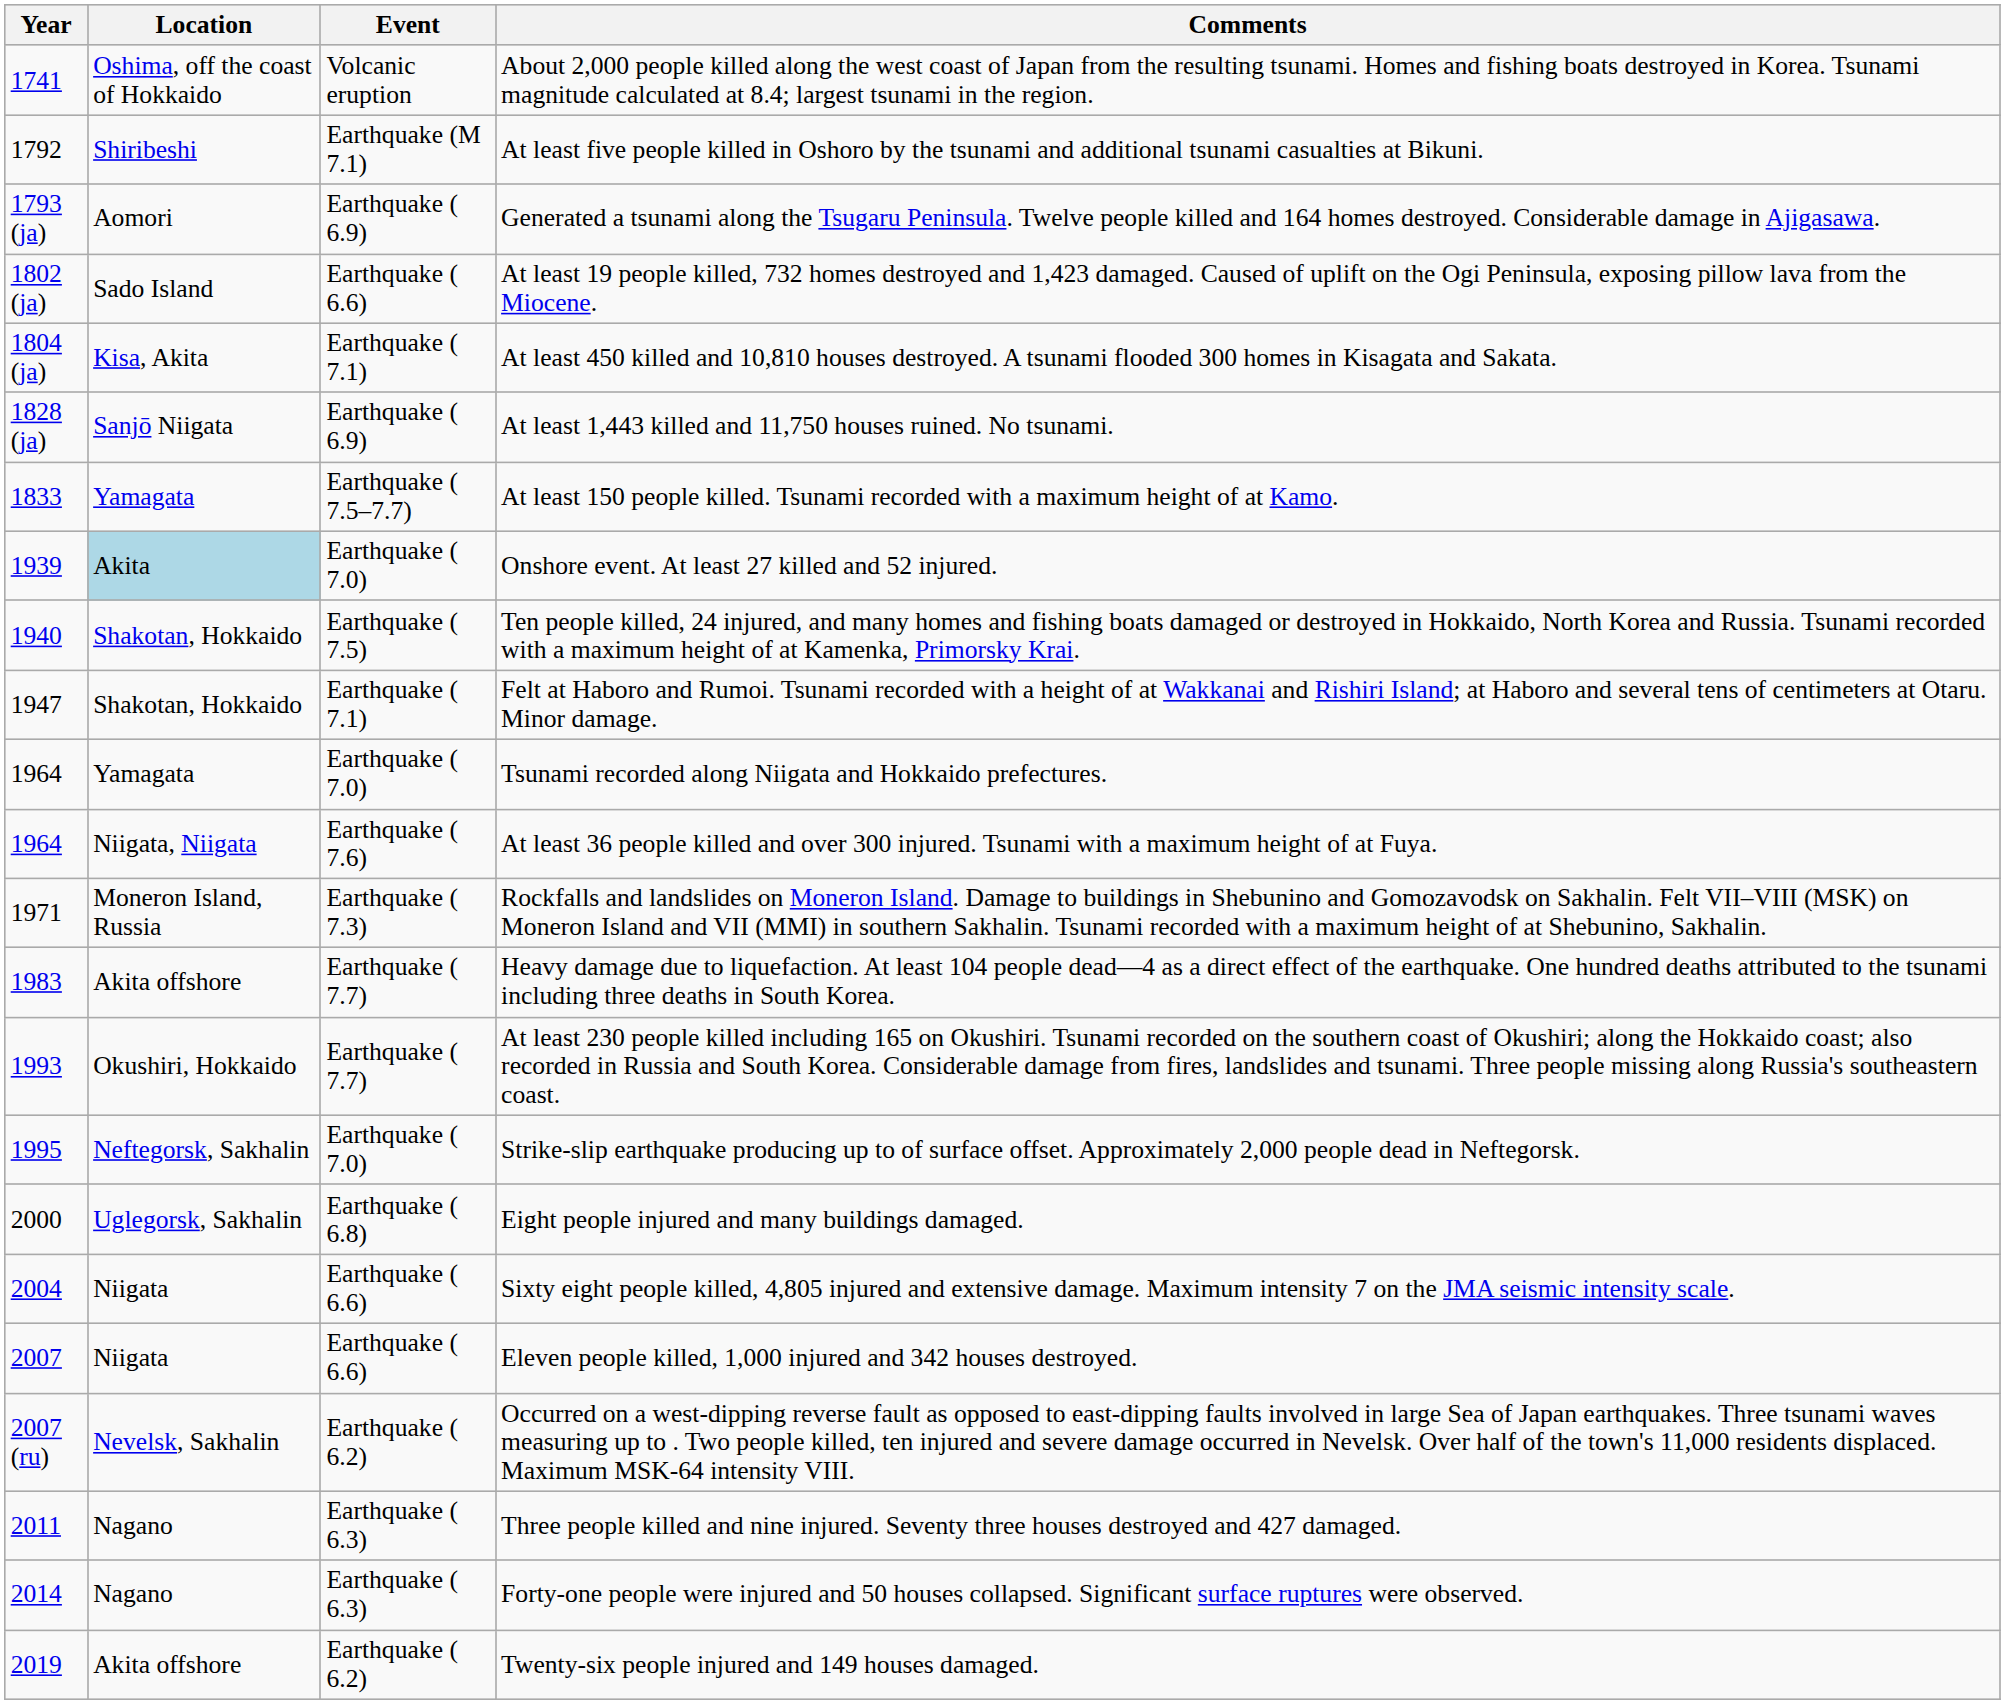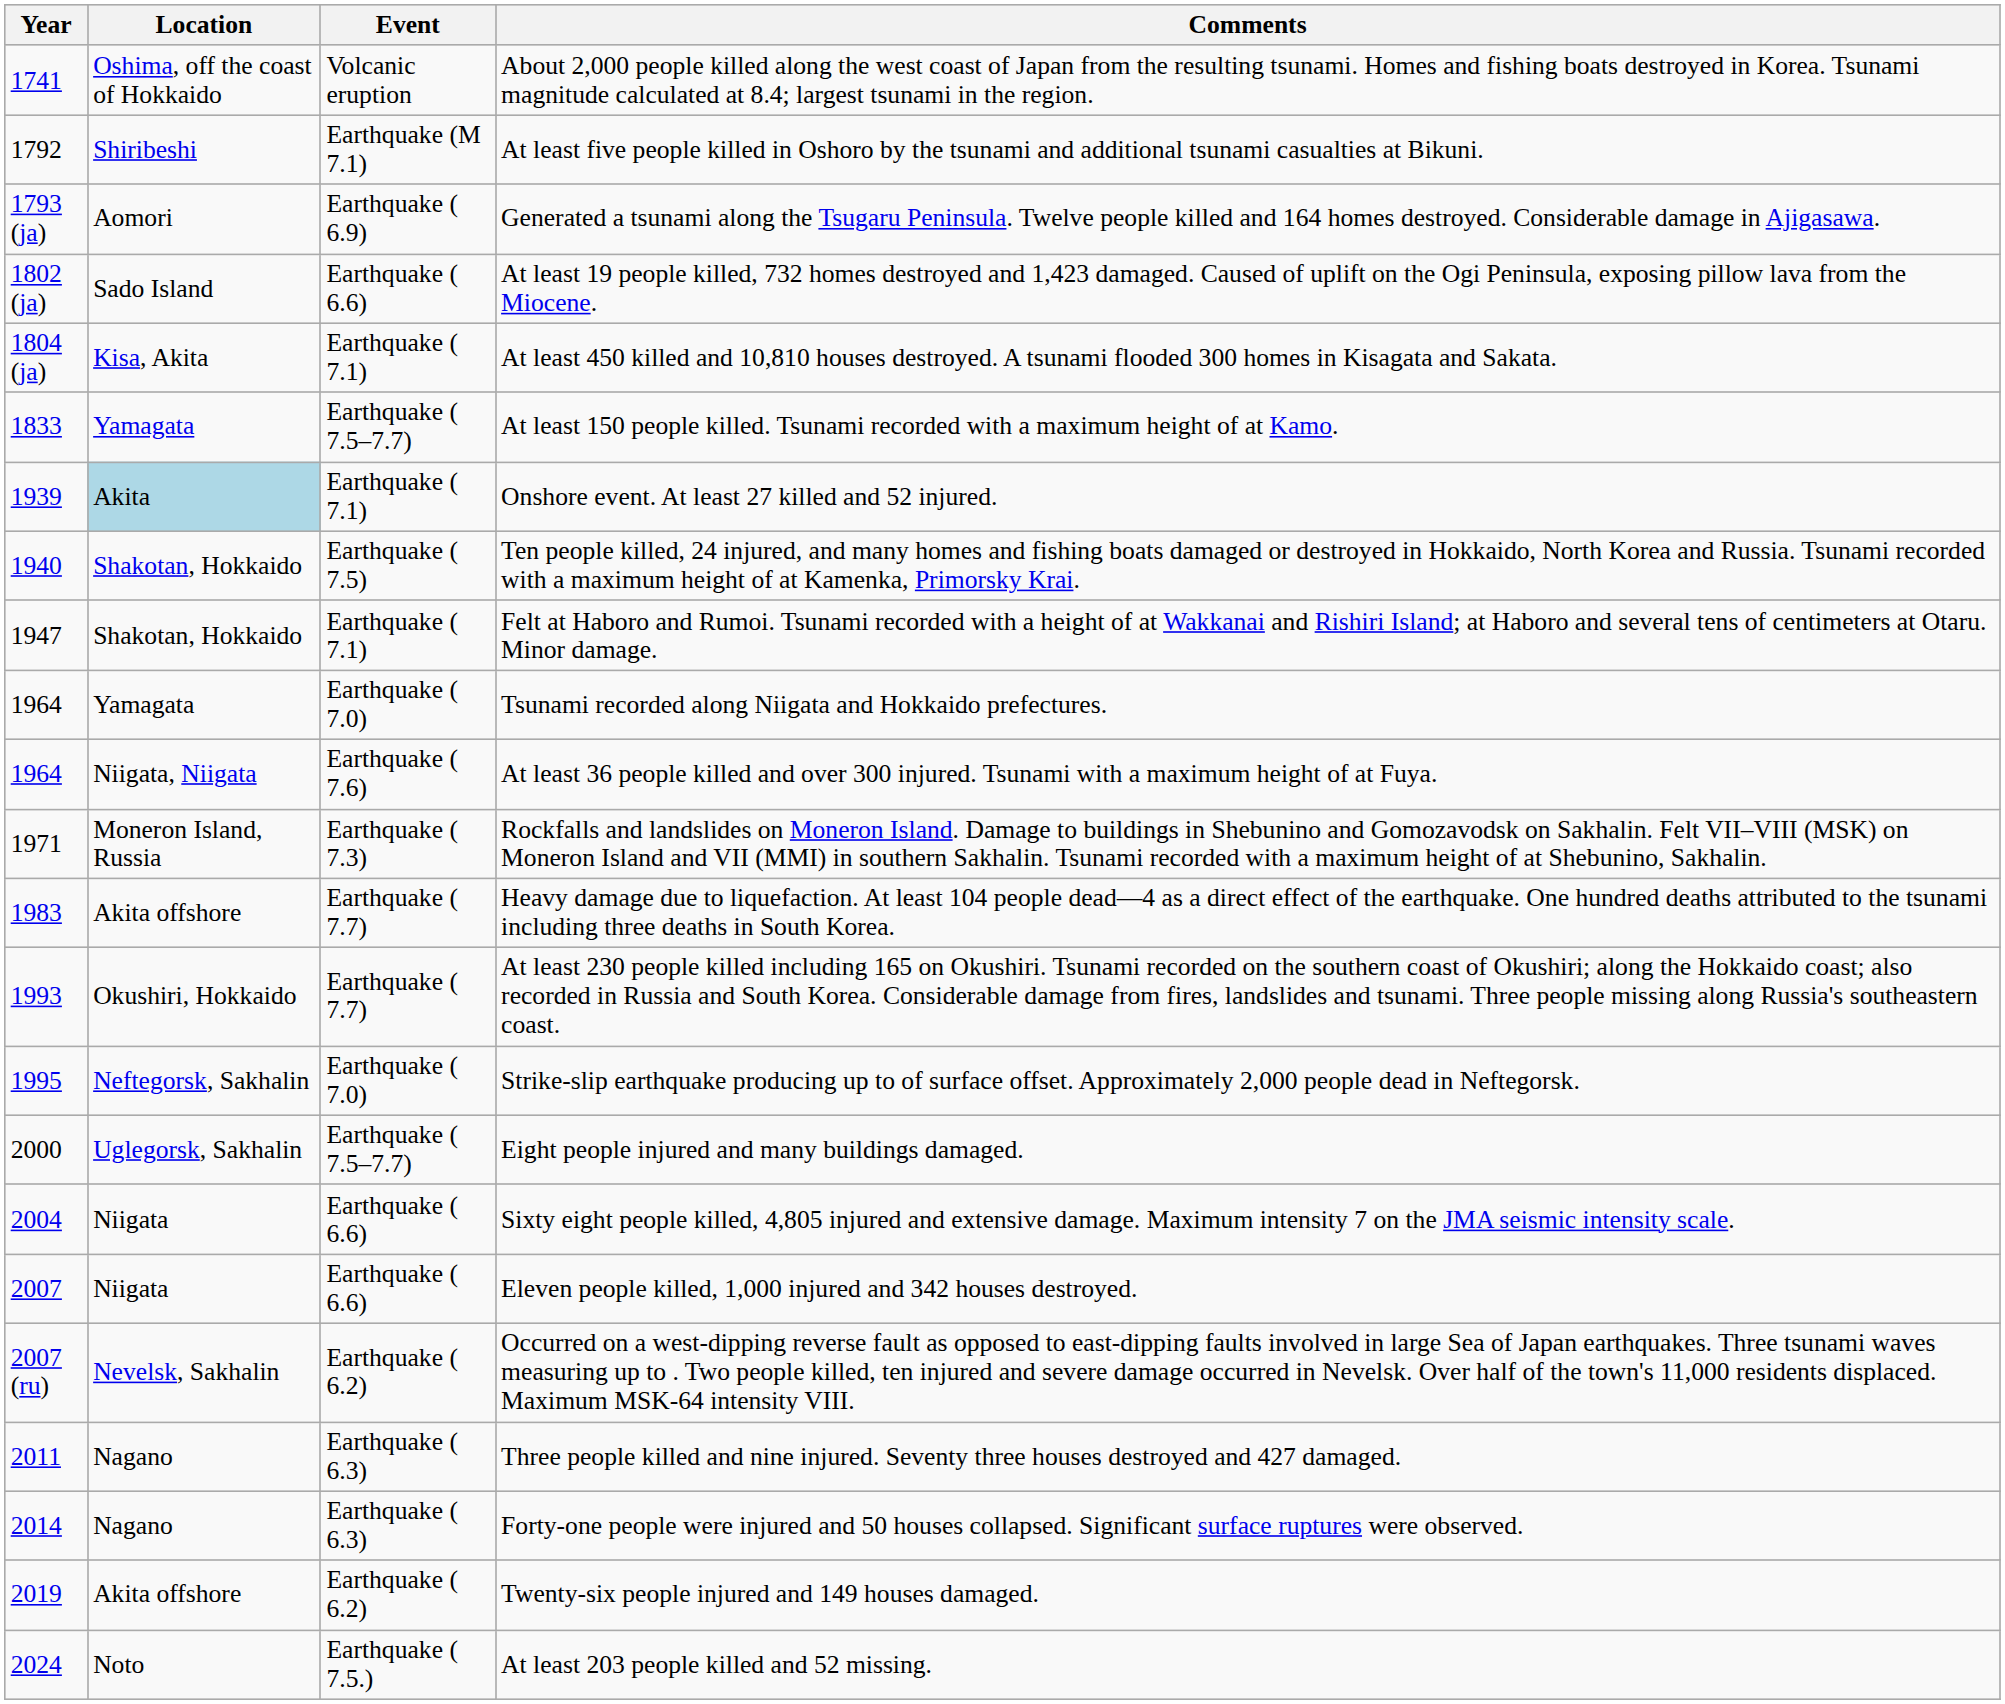- row: (807, 426)
(392, 565) Earthquake ( 7.0) -> (392, 496) Earthquake ( 7.1)
(392, 1218) Earthquake ( 6.8) -> (392, 1149) Earthquake ( 7.5–7.7)
+ row: (717, 1664)
